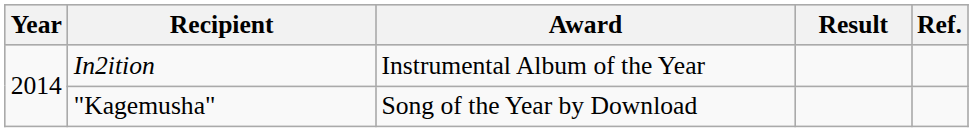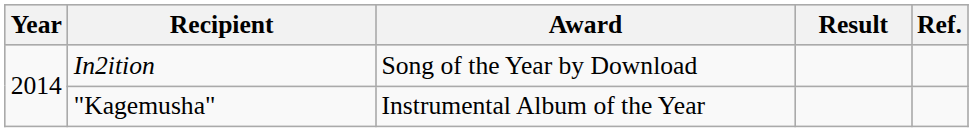(543, 65) Instrumental Album of the Year -> (539, 65) Song of the Year by Download
(539, 106) Song of the Year by Download -> (543, 106) Instrumental Album of the Year
